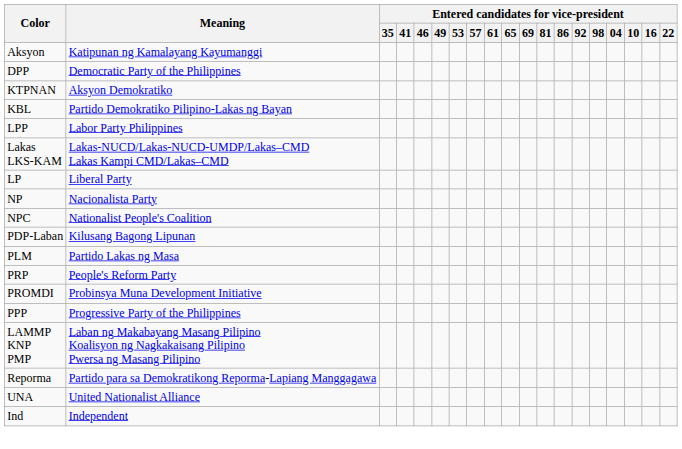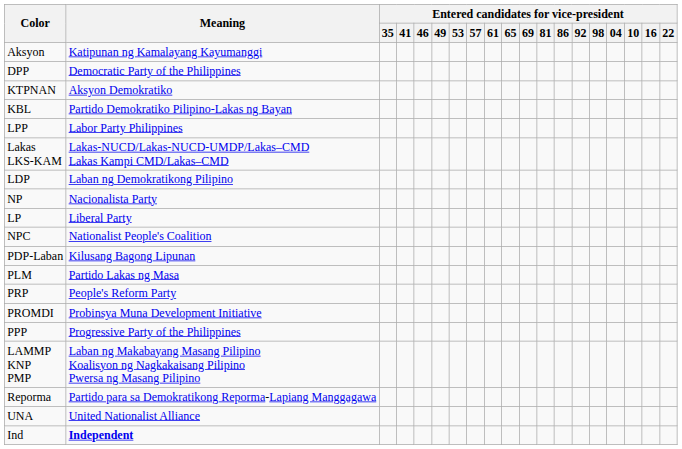+ row: (18, 179)
rows swapped: (14, 179) <-> (15, 198)
(98, 416) normal -> (101, 435) bold
